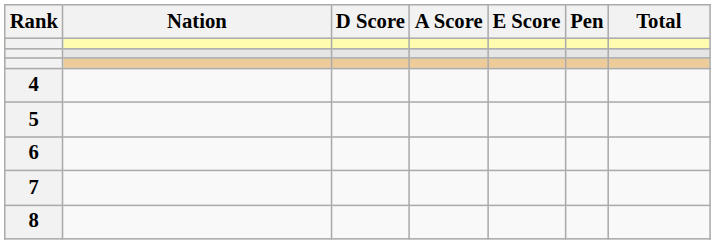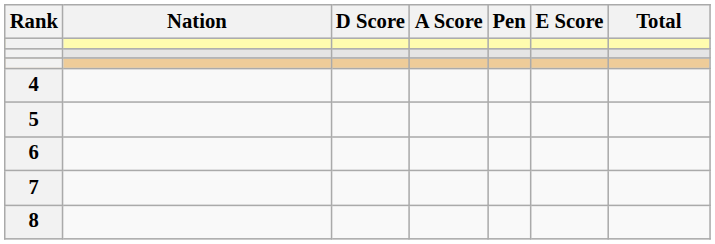columns swapped: (526, 21) <-> (587, 21)
